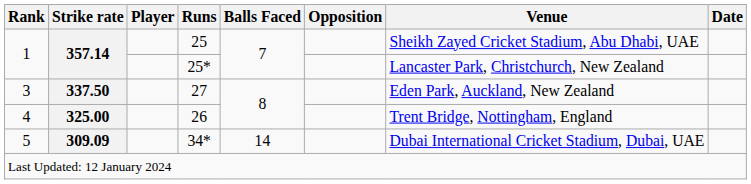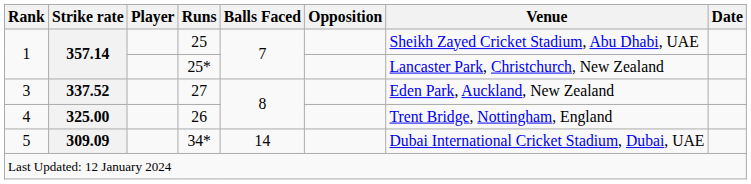(88, 91) 337.50 -> (88, 91) 337.52
